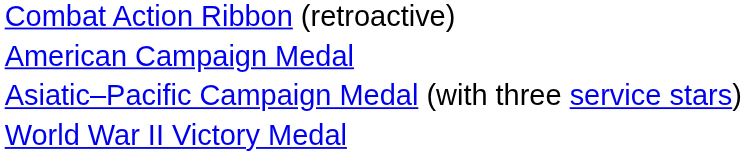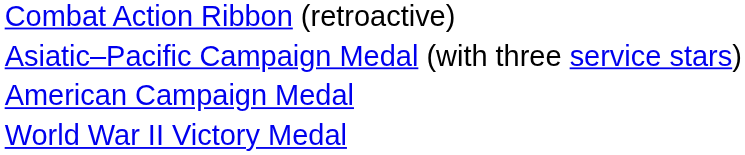rows swapped: (179, 56) <-> (373, 95)
